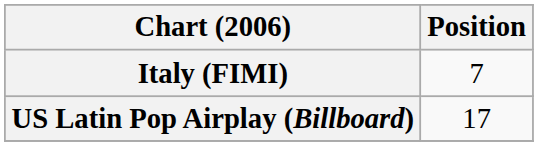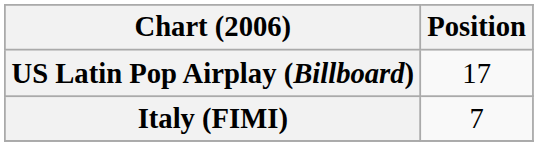rows swapped: (213, 72) <-> (213, 118)
